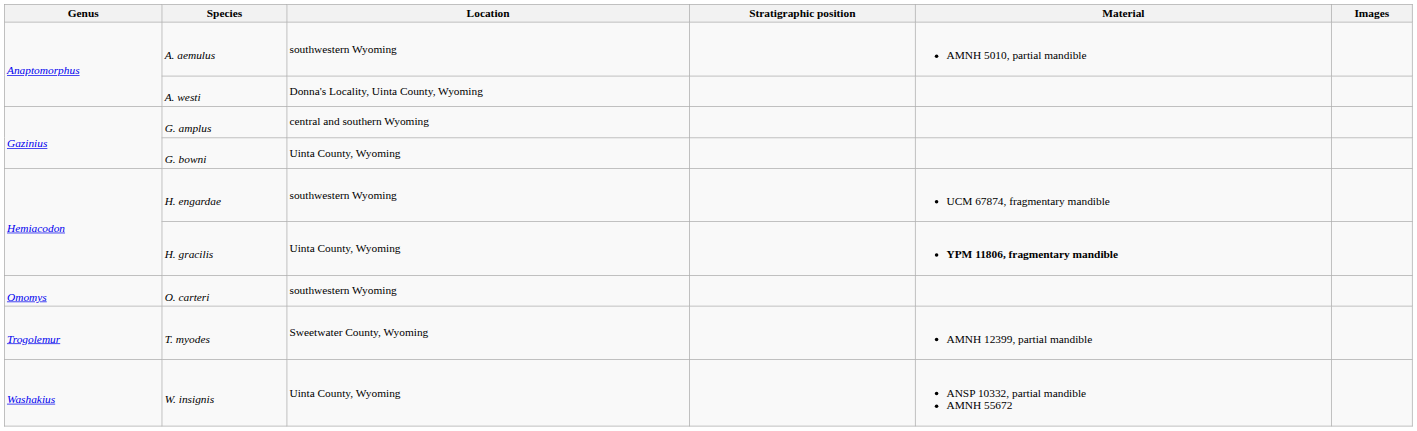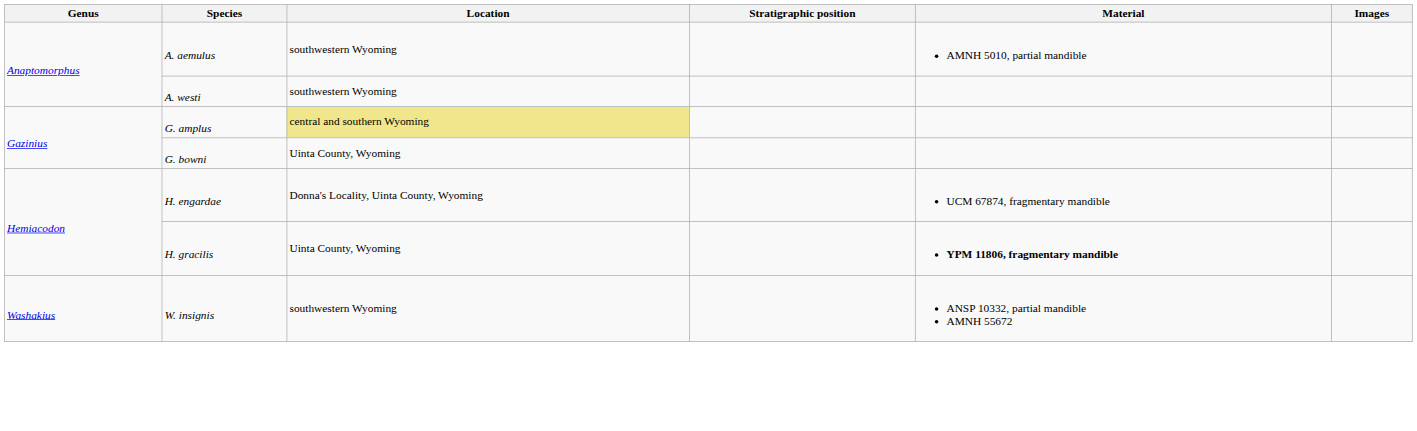(386, 91) Donna's Locality, Uinta County, Wyoming -> (343, 91) southwestern Wyoming
(359, 122) no background -> (359, 122) khaki background
(343, 195) southwestern Wyoming -> (386, 195) Donna's Locality, Uinta County, Wyoming
- row: (187, 297)
- row: (187, 339)
(345, 392) Uinta County, Wyoming -> (343, 308) southwestern Wyoming
